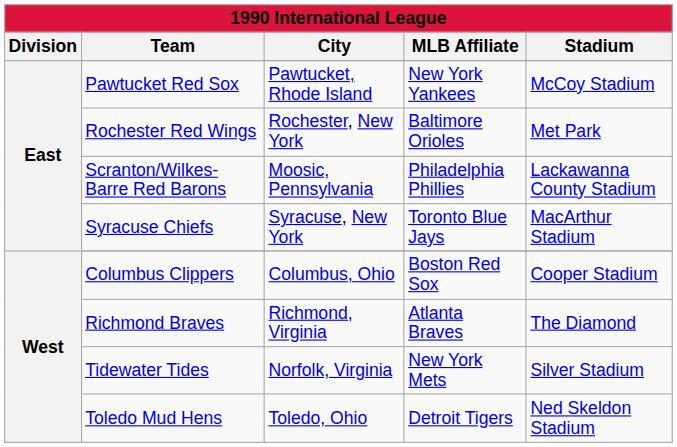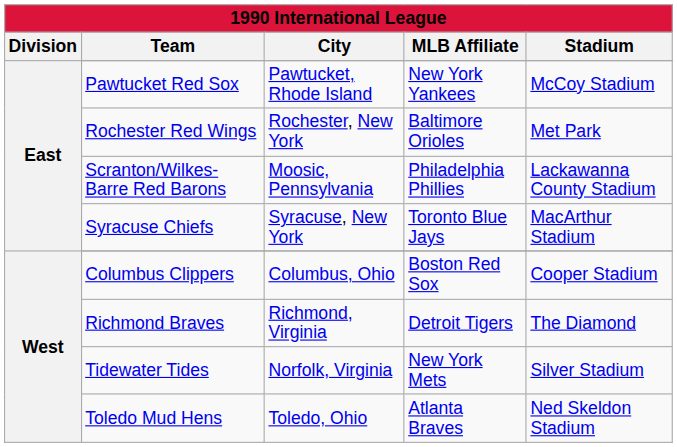(436, 322) Atlanta Braves -> (461, 322) Detroit Tigers
(461, 418) Detroit Tigers -> (436, 418) Atlanta Braves
